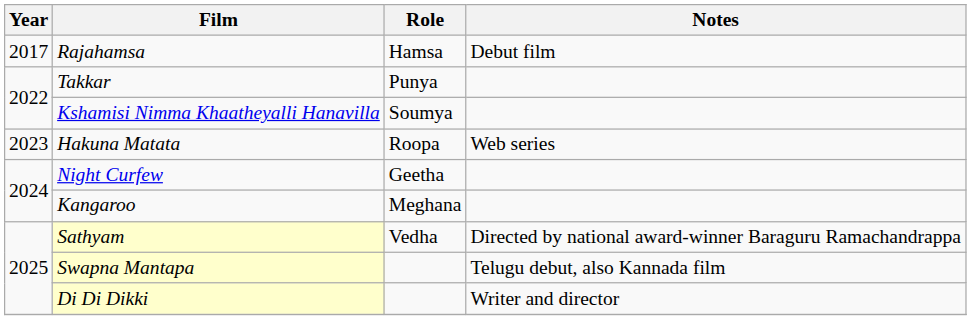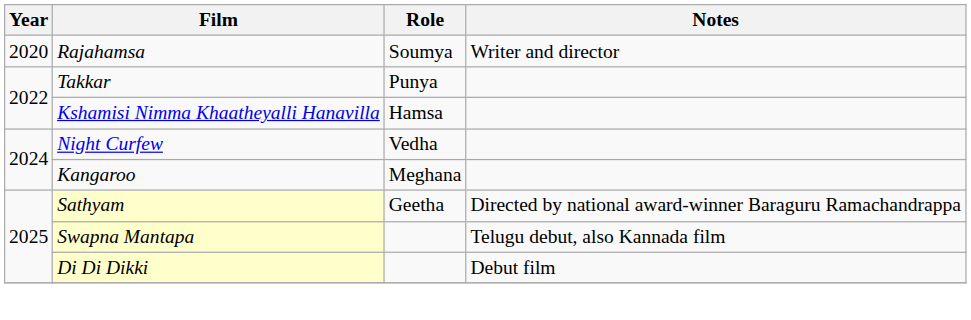(29, 50) 2017 -> (29, 50) 2020
(416, 50) Hamsa -> (421, 50) Soumya
(513, 50) Debut film -> (545, 50) Writer and director
(421, 112) Soumya -> (416, 112) Hamsa
- row: (119, 143)
(416, 174) Geetha -> (413, 143) Vedha
(413, 236) Vedha -> (416, 205) Geetha
(545, 298) Writer and director -> (513, 267) Debut film
